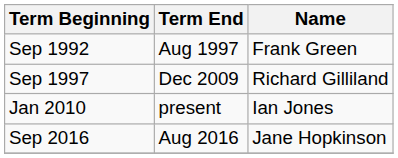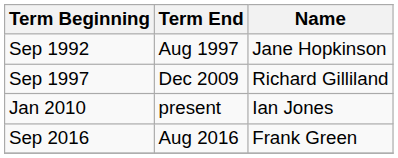(305, 49) Frank Green -> (319, 49) Jane Hopkinson
(319, 138) Jane Hopkinson -> (305, 138) Frank Green
